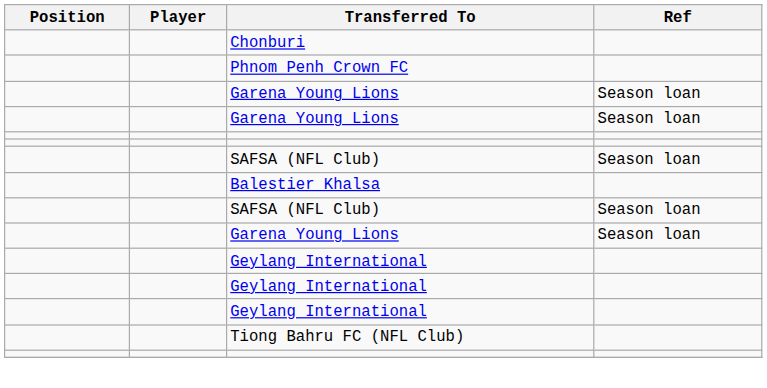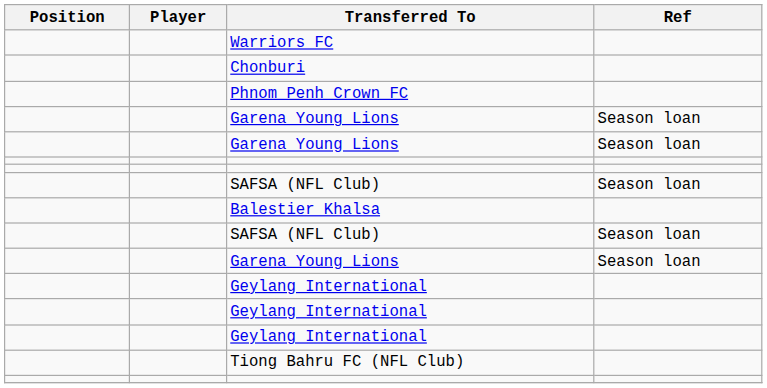+ row: (282, 43)
